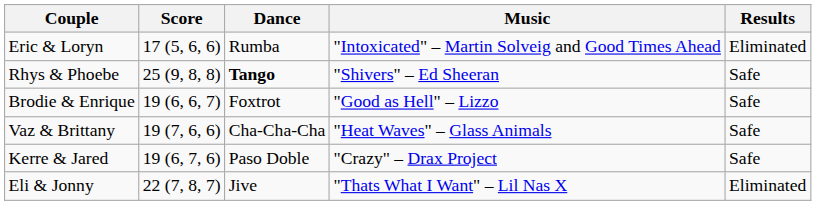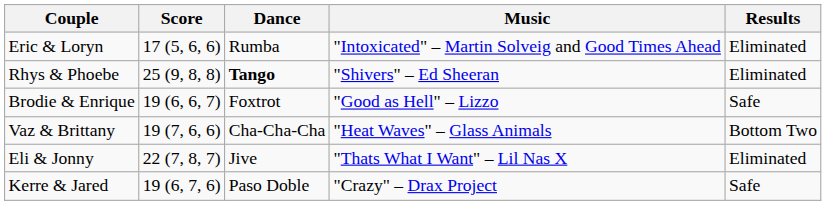(745, 74) Safe -> (768, 74) Eliminated
(745, 130) Safe -> (773, 130) Bottom Two
rows swapped: (51, 185) <-> (58, 158)
